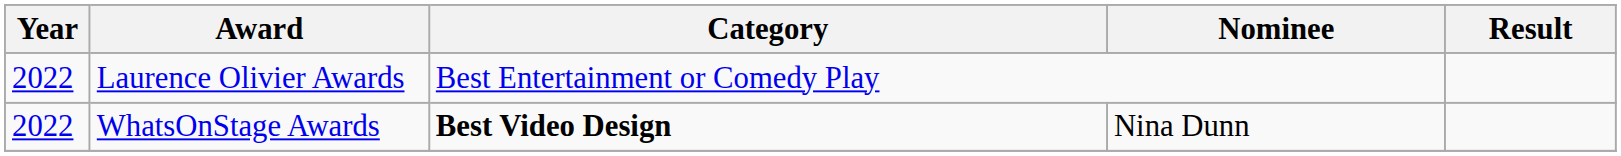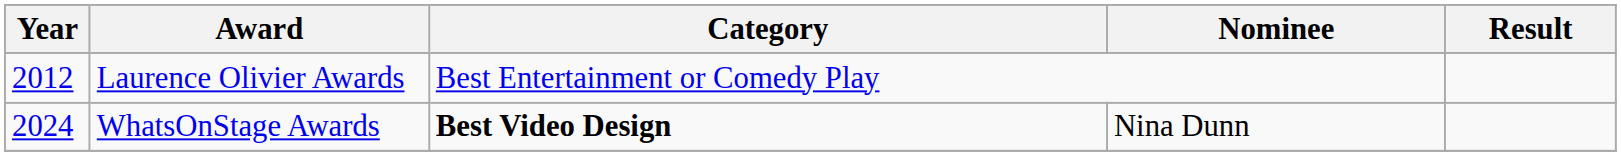(43, 77) 2022 -> (43, 77) 2012
(43, 126) 2022 -> (43, 126) 2024
